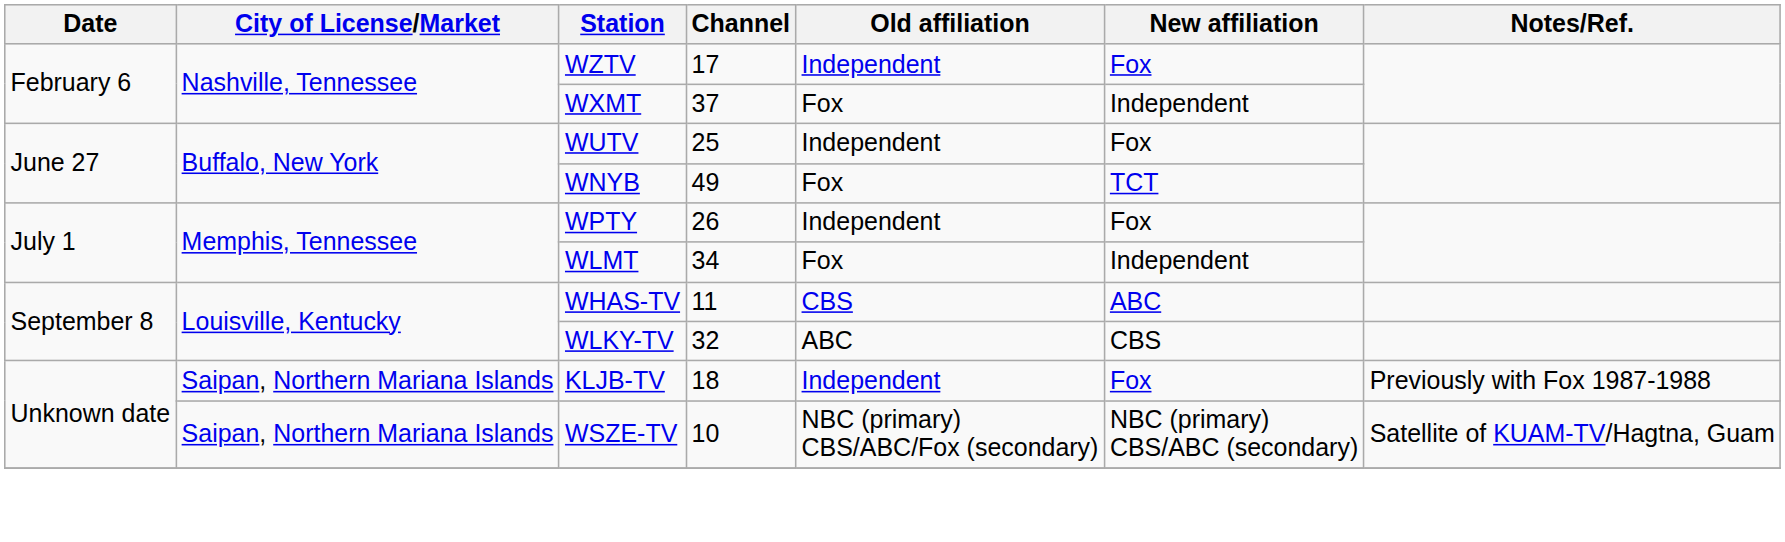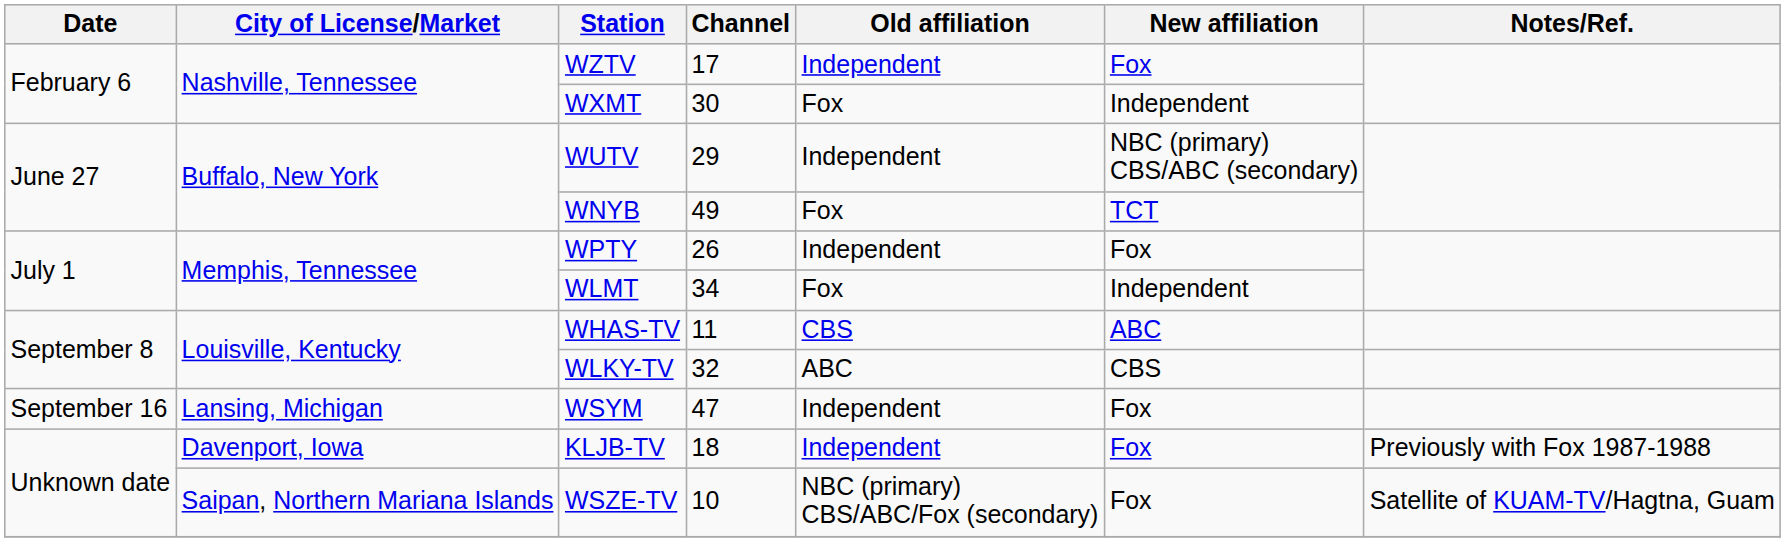(705, 103) 37 -> (705, 103) 30
(705, 143) 25 -> (705, 157) 29
(1131, 143) Fox -> (1234, 157) NBC (primary) CBS/ABC (secondary)
+ row: (604, 408)
(368, 380) Saipan, Northern Mariana Islands -> (273, 448) Davenport, Iowa
(1234, 434) NBC (primary) CBS/ABC (secondary) -> (1131, 501) Fox
